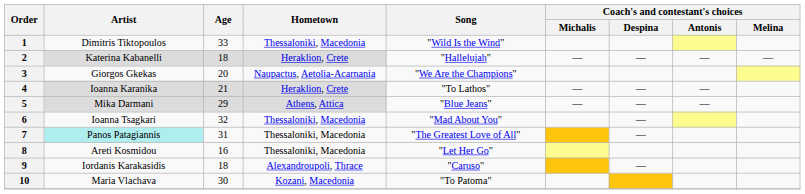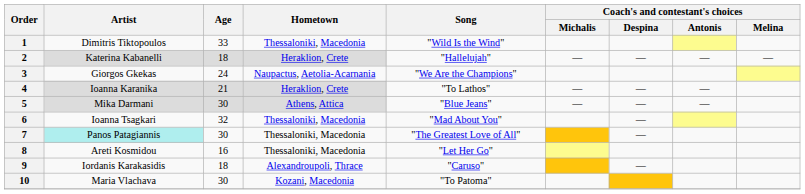(223, 73) 20 -> (223, 73) 24
(223, 104) 29 -> (223, 104) 30
(223, 135) 31 -> (223, 135) 30
